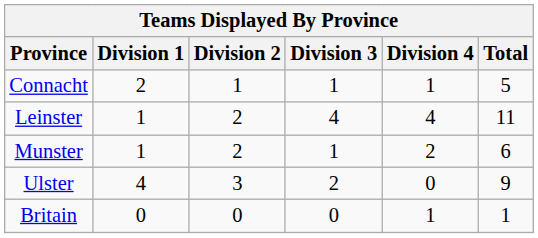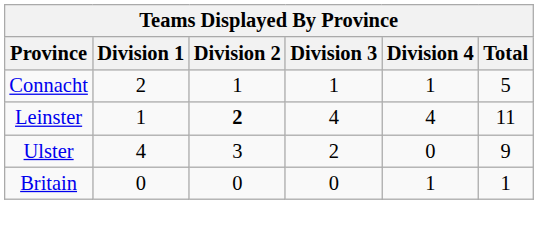(237, 118) normal -> (237, 118) bold
- row: (49, 150)
